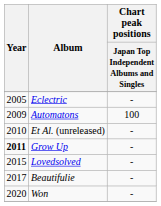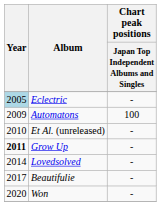(17, 99) no background -> (17, 99) lightblue background
(17, 162) 2015 -> (17, 162) 2014
